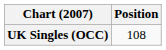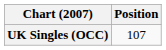(136, 34) 108 -> (136, 34) 107
